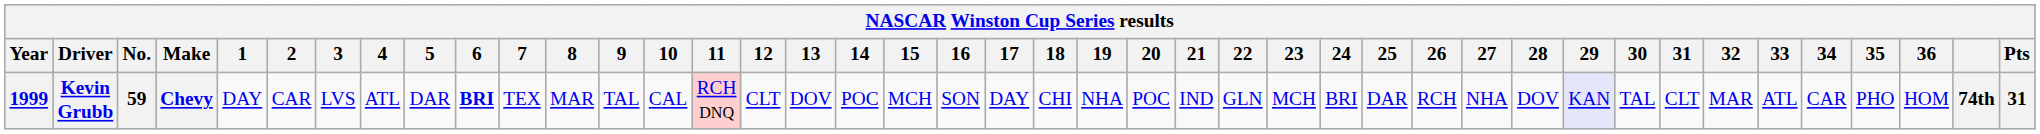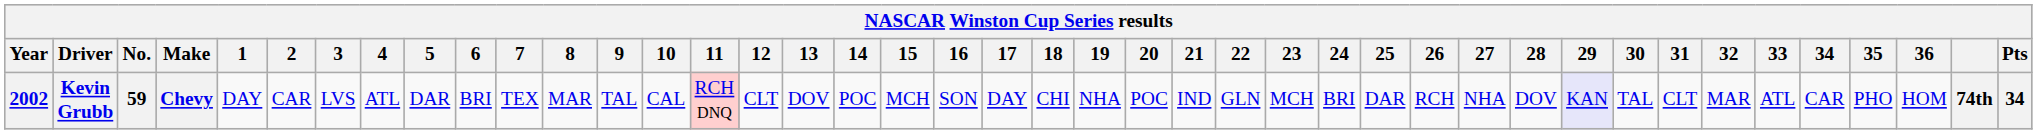(29, 100) 1999 -> (29, 100) 2002
(477, 100) bold -> (476, 100) normal
(2017, 100) 31 -> (2015, 100) 34
